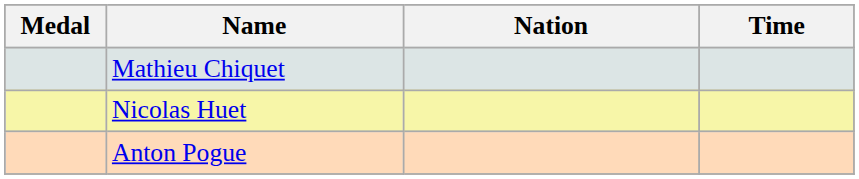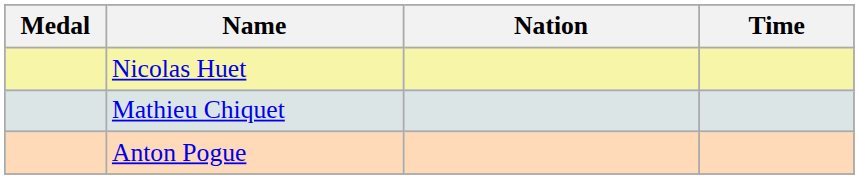rows swapped: (179, 110) <-> (198, 68)
